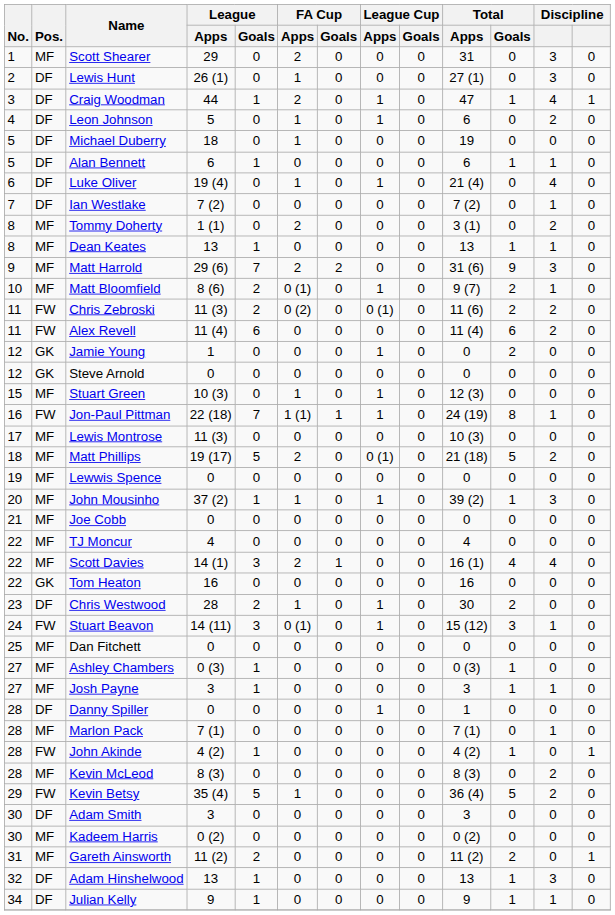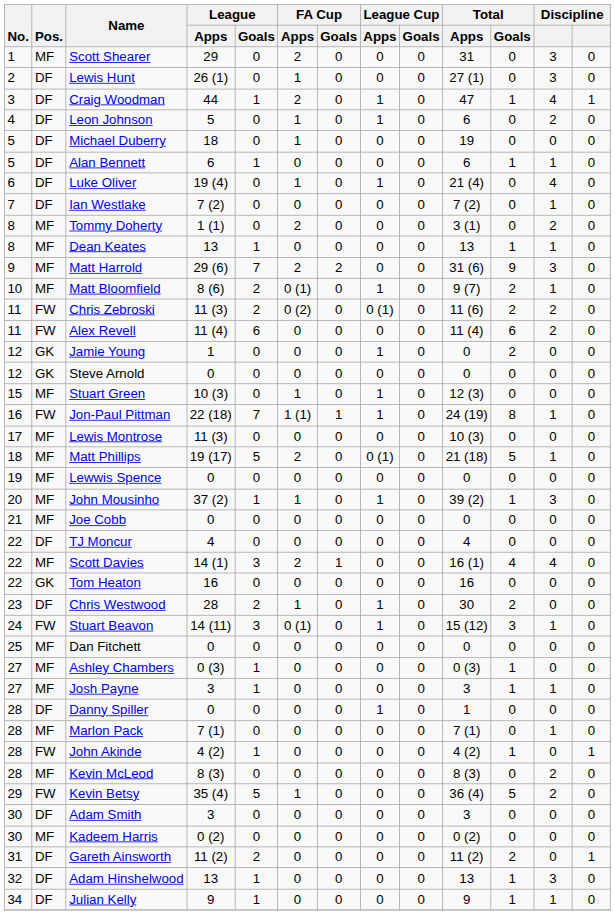(553, 457) 2 -> (553, 457) 1
(45, 541) MF -> (44, 541) DF
(45, 857) MF -> (44, 857) DF
